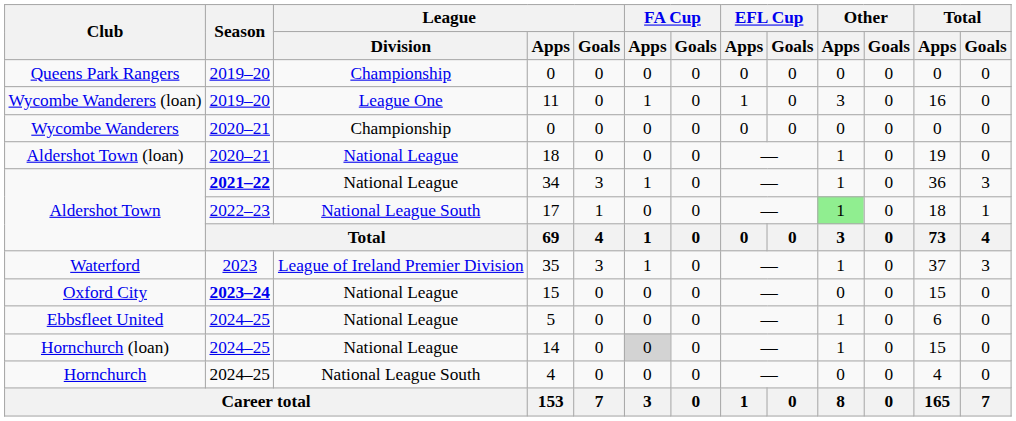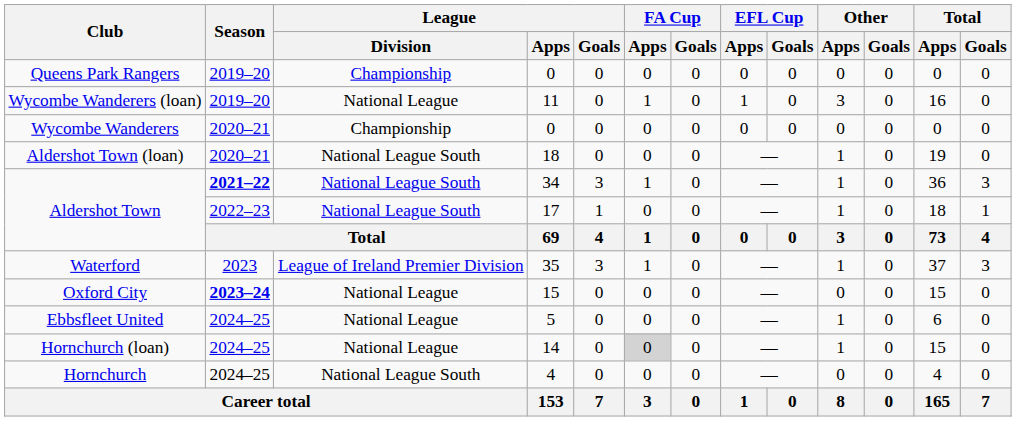(401, 100) League One -> (401, 100) National League
(401, 155) National League -> (401, 155) National League South
(401, 182) National League -> (401, 182) National League South
(841, 210) lightgreen background -> (841, 210) no background
